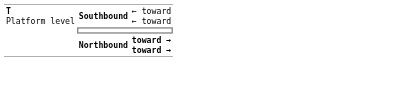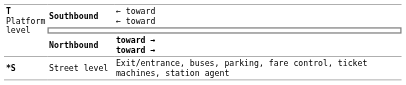+ row: (79, 68)
